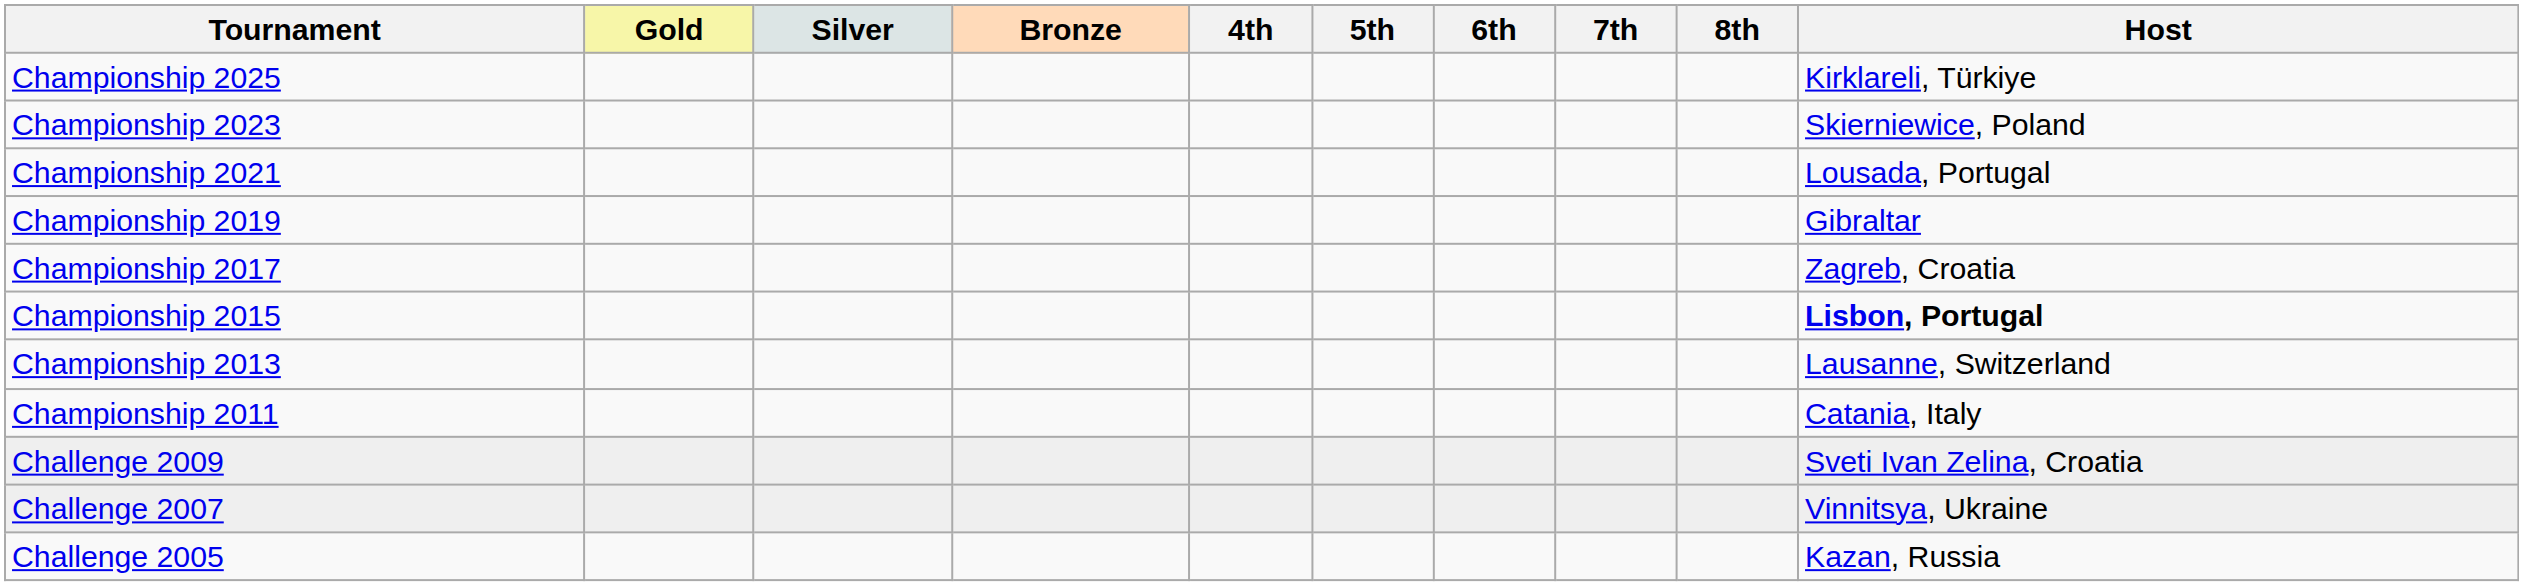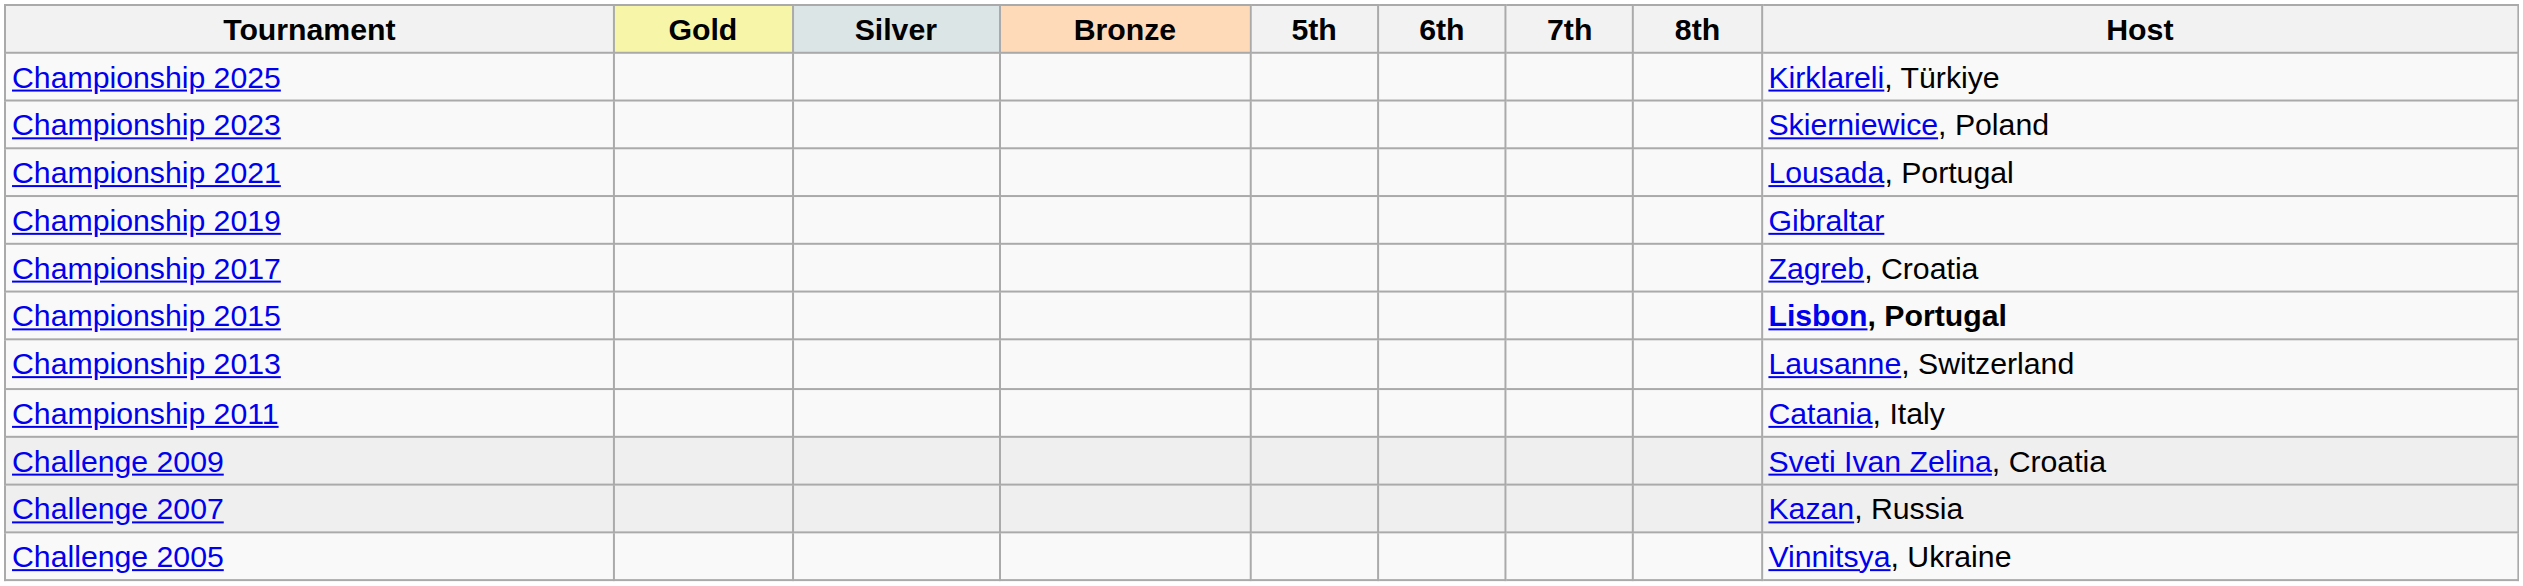- column: (1251, 29)
(1927, 508) Vinnitsya, Ukraine -> (1866, 508) Kazan, Russia
(1903, 556) Kazan, Russia -> (1890, 556) Vinnitsya, Ukraine
